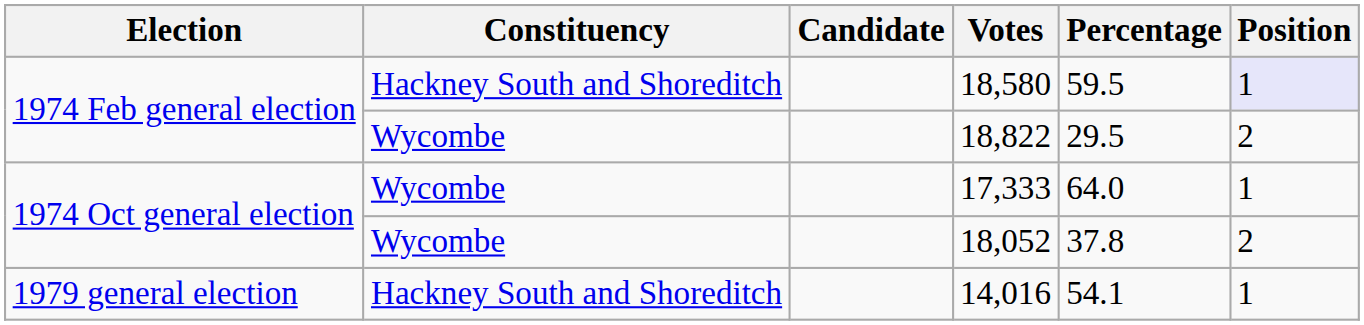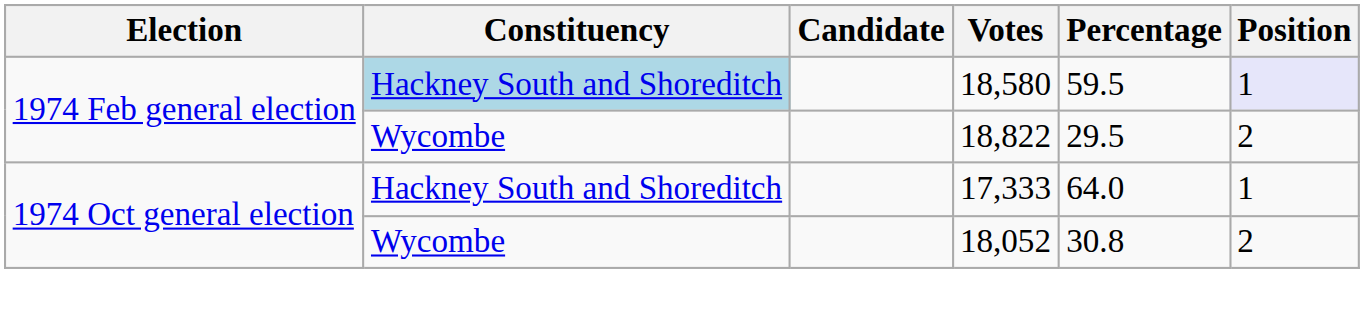(577, 83) no background -> (577, 83) lightblue background
(438, 188) Wycombe -> (577, 188) Hackney South and Shoreditch
(1095, 240) 37.8 -> (1095, 240) 30.8
- row: (1005, 293)
